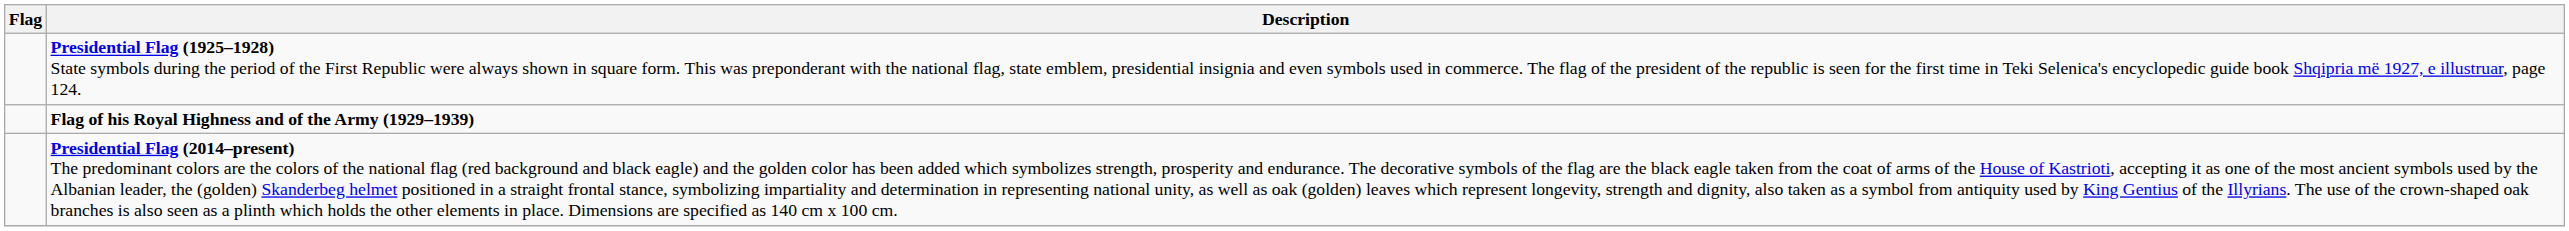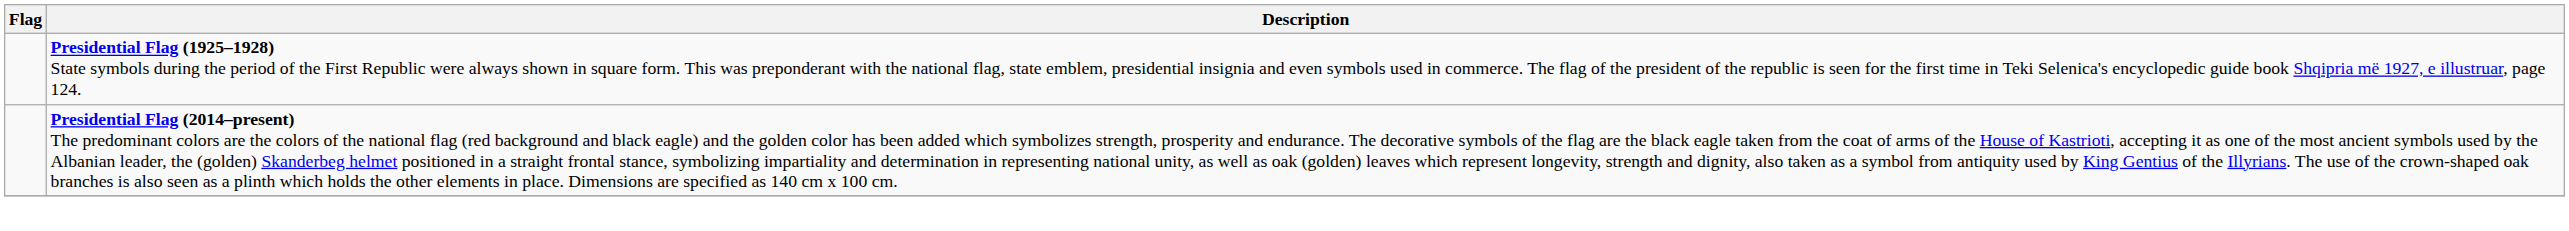- row: (262, 118)
